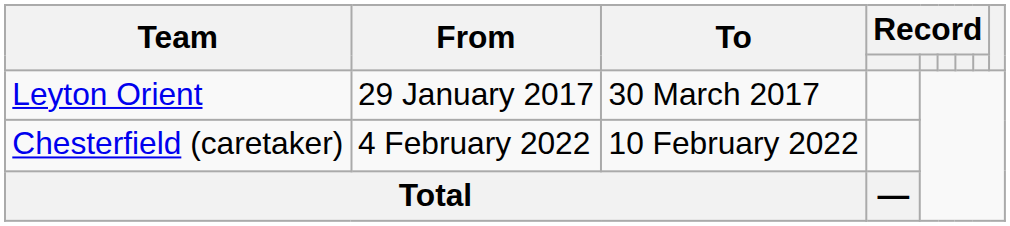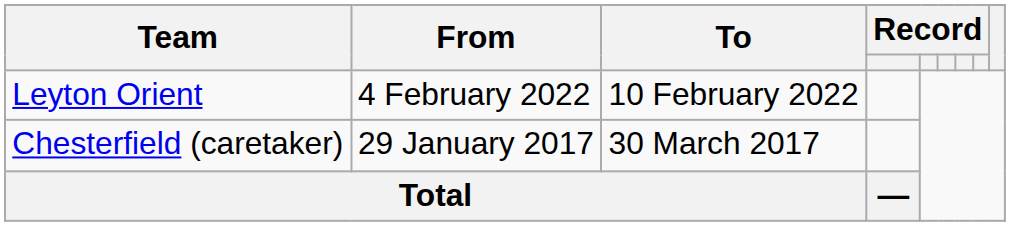(476, 94) 29 January 2017 -> (474, 94) 4 February 2022
(714, 94) 30 March 2017 -> (734, 94) 10 February 2022
(474, 144) 4 February 2022 -> (476, 144) 29 January 2017
(734, 144) 10 February 2022 -> (714, 144) 30 March 2017
